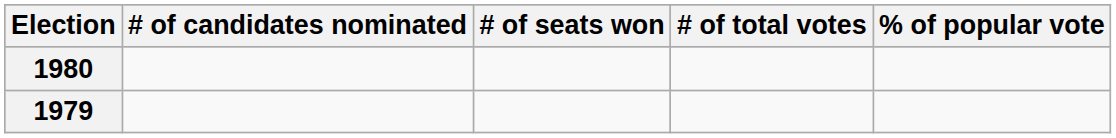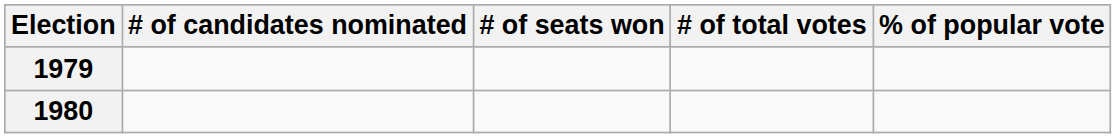rows swapped: (63, 111) <-> (63, 68)
